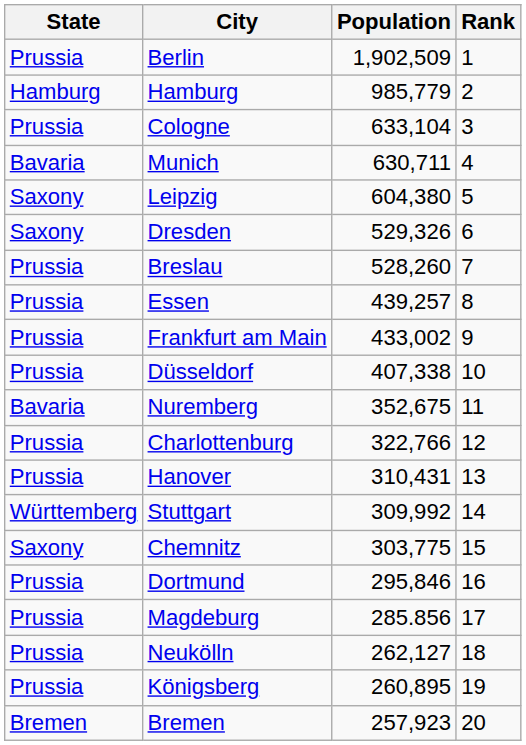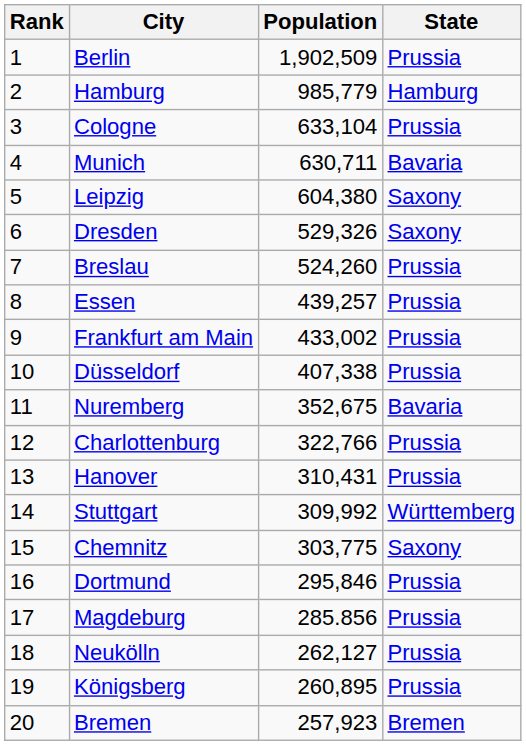columns swapped: (488, 22) <-> (74, 22)
(411, 267) 528,260 -> (337, 267) 524,260
